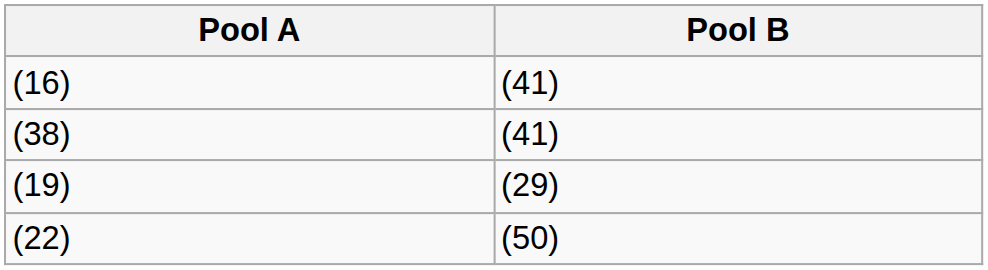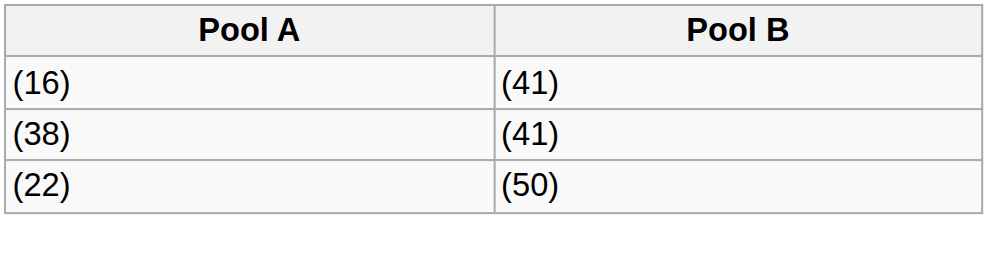- row: (42, 185)
